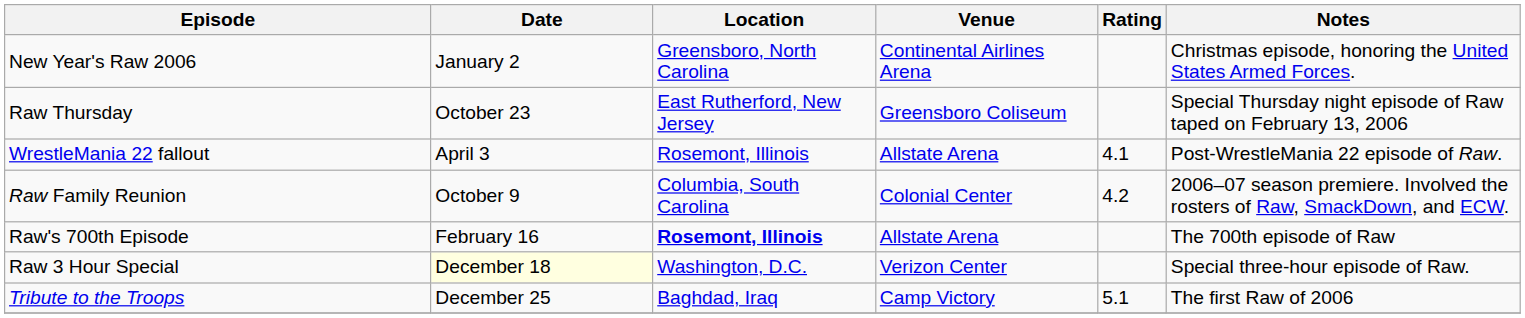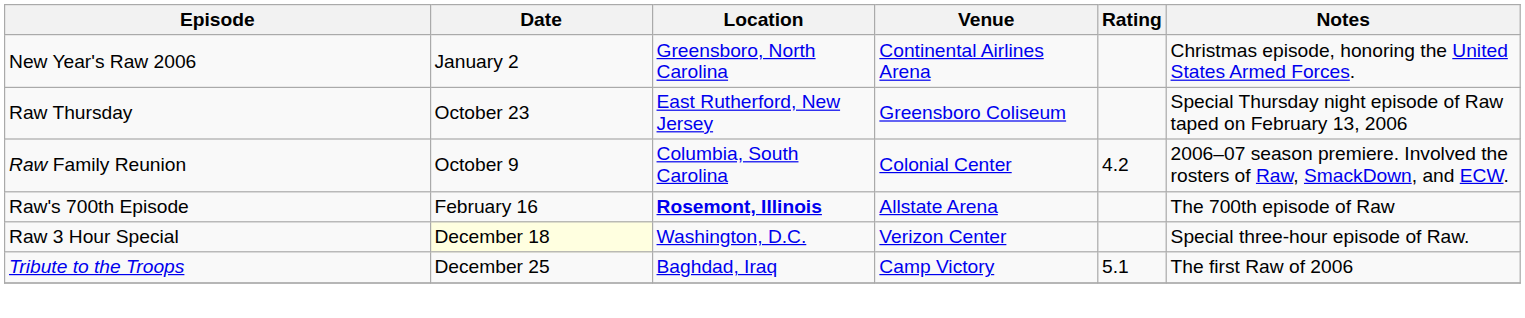- row: (109, 154)
